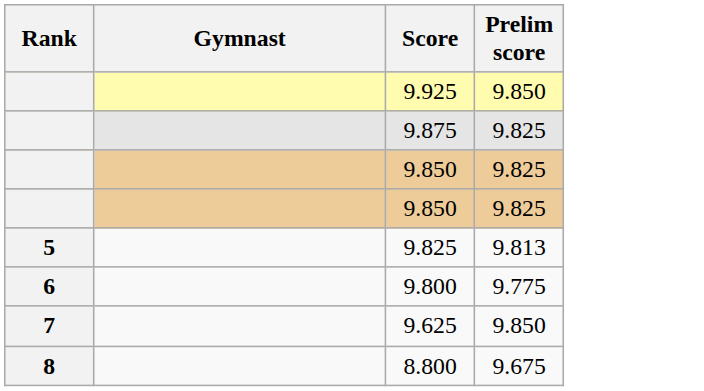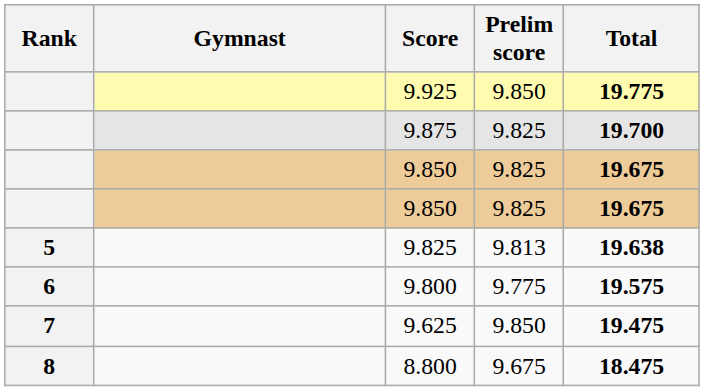+ column: (632, 38)
